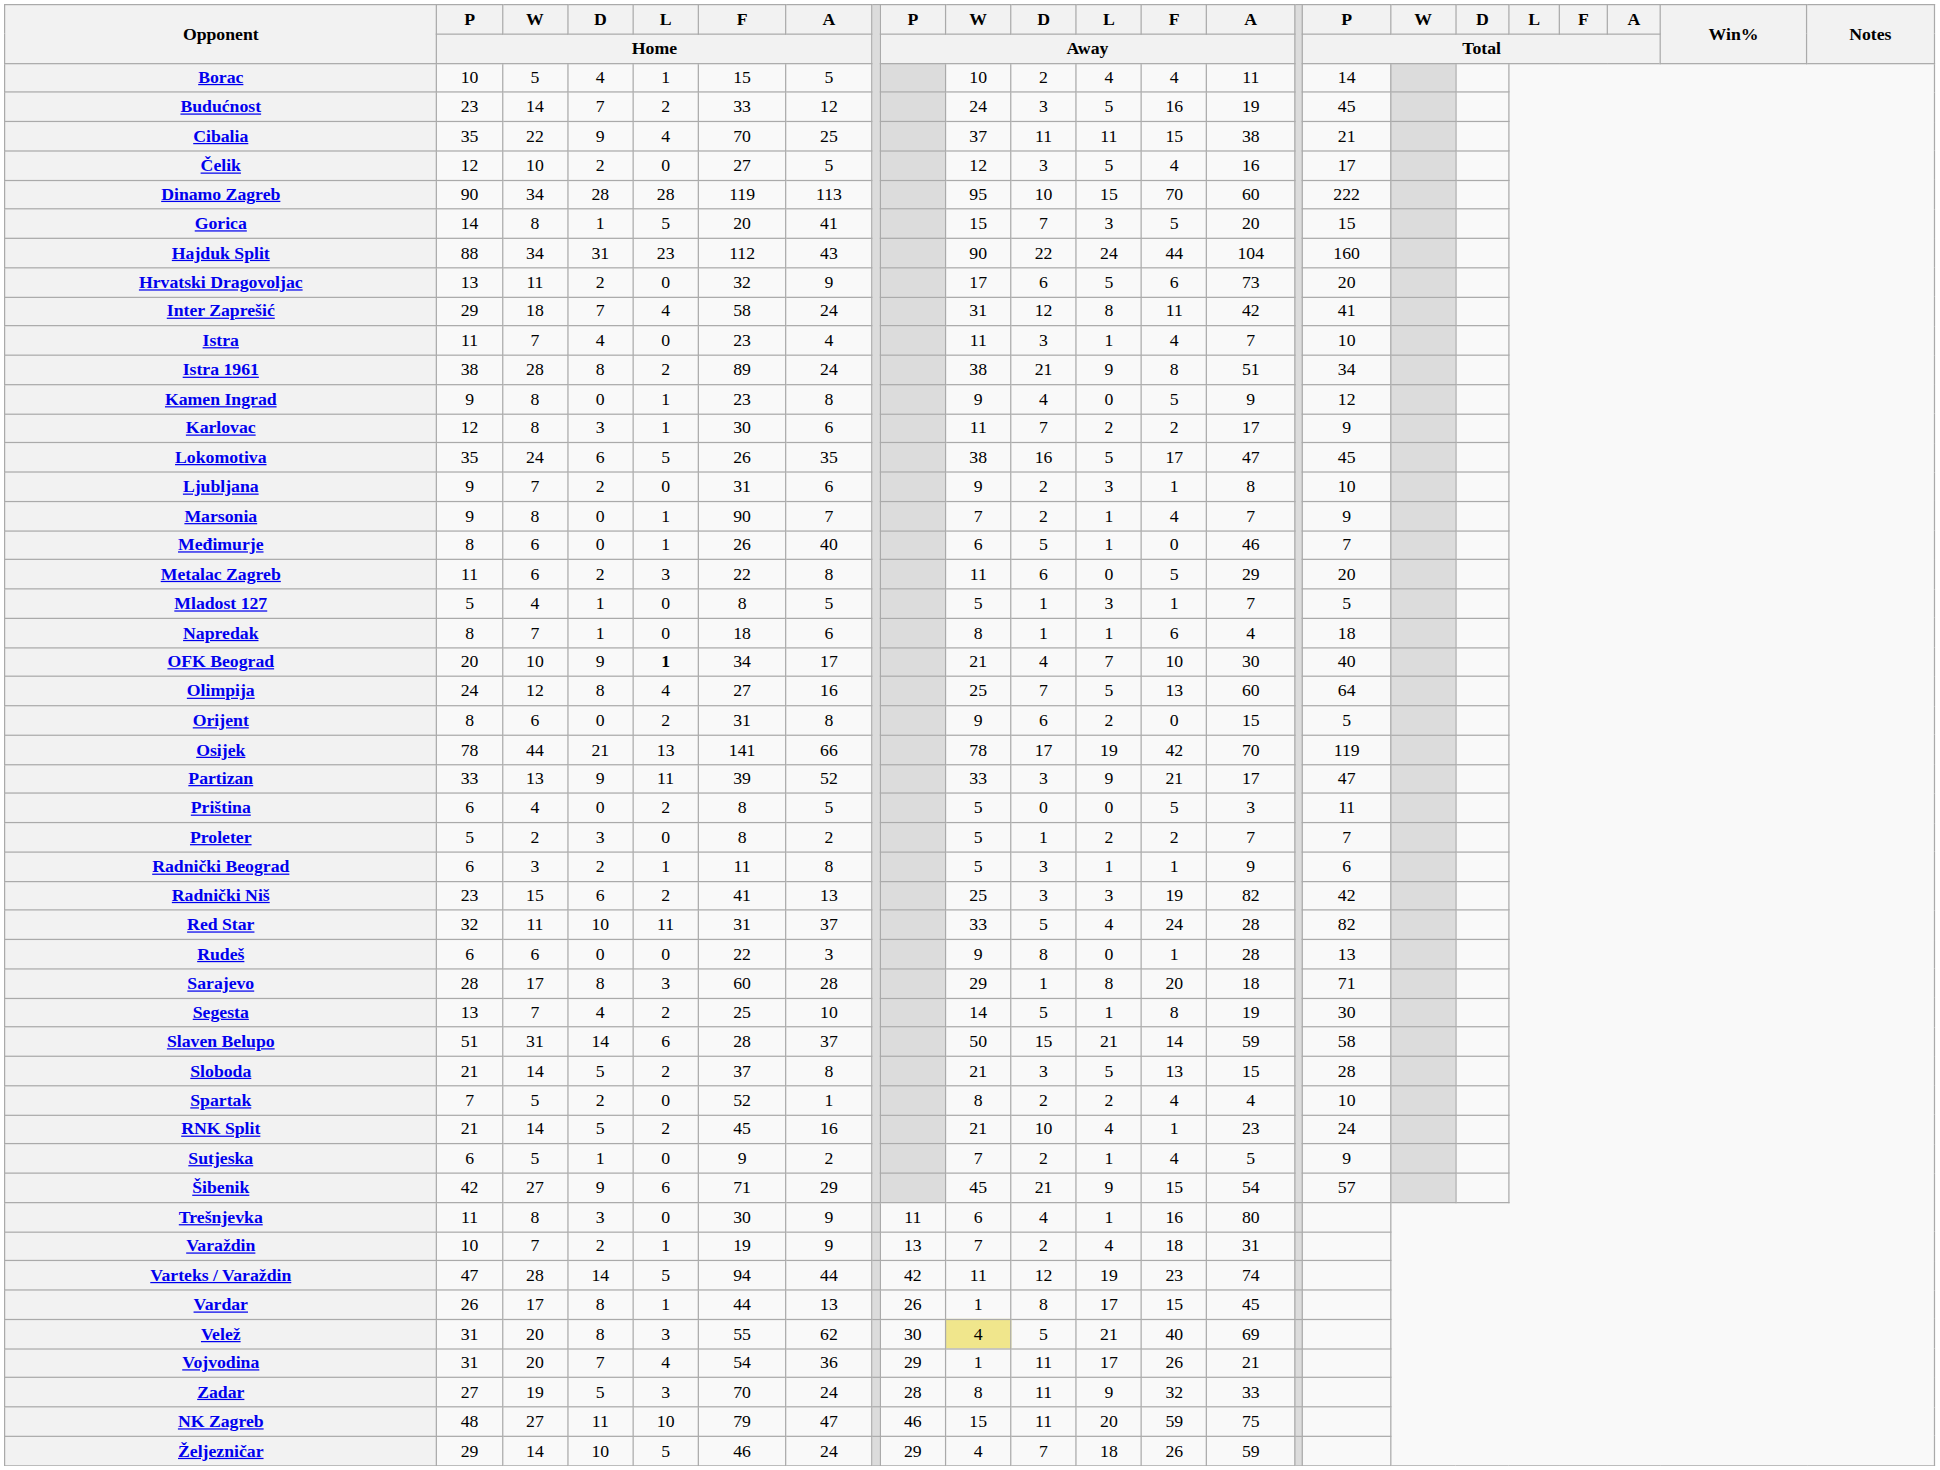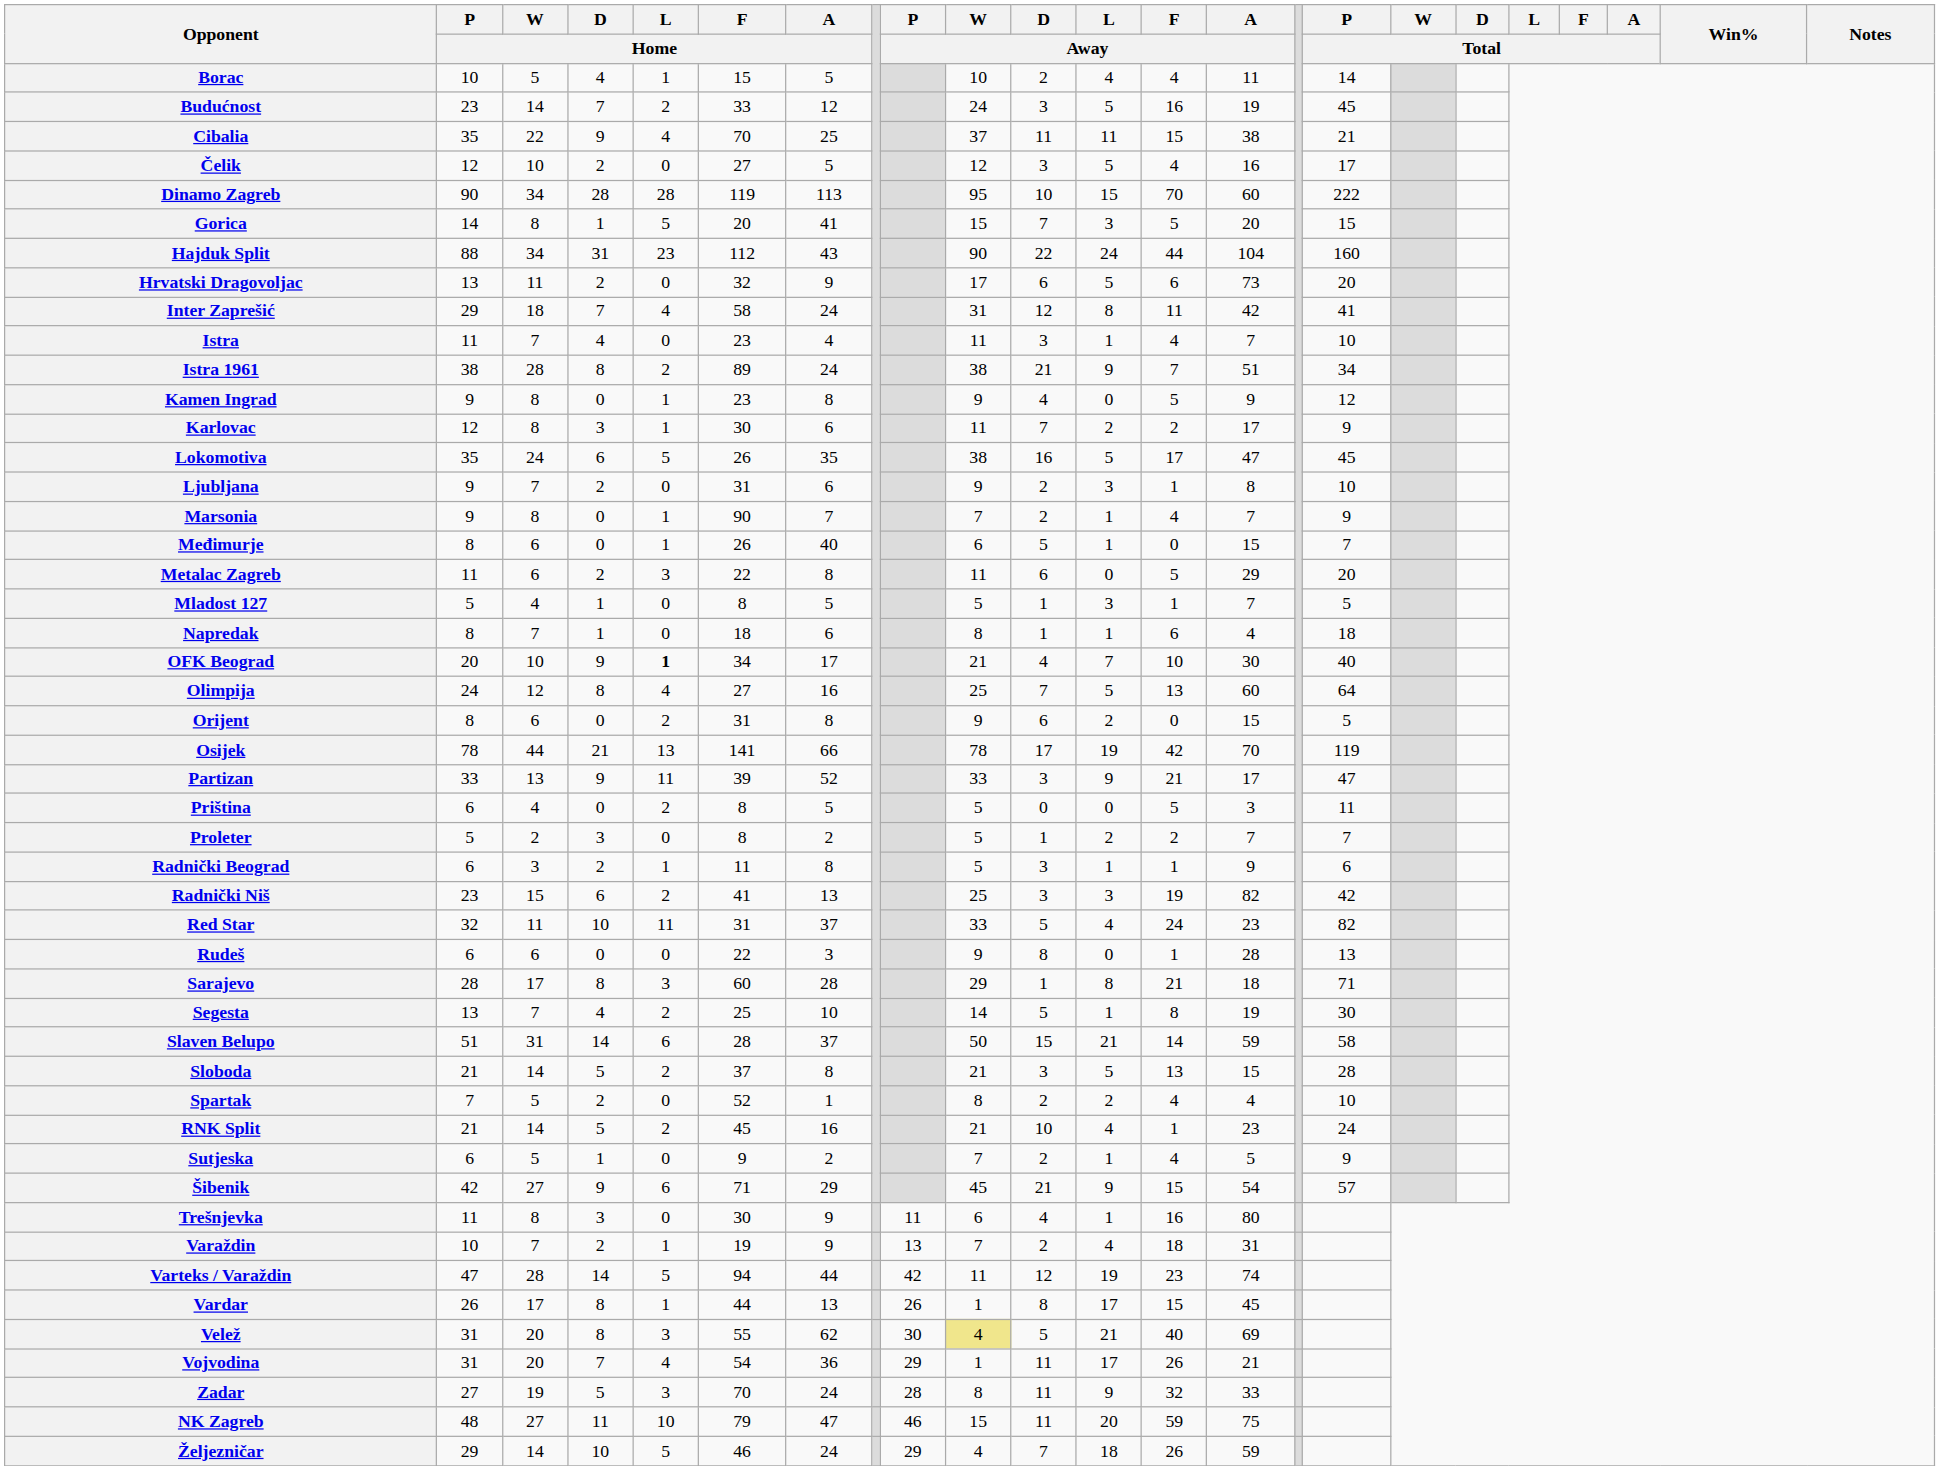(1174, 370) 8 -> (1174, 370) 7
(1251, 545) 46 -> (1251, 545) 15
(1251, 925) 28 -> (1251, 925) 23
(1174, 983) 20 -> (1174, 983) 21
